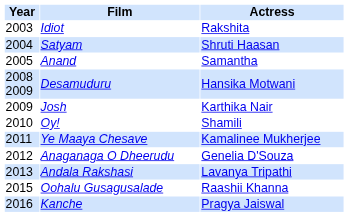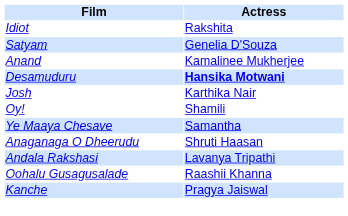- column: (22, 12)
(240, 44) Shruti Haasan -> (231, 44) Genelia D'Souza
(229, 61) Samantha -> (244, 61) Kamalinee Mukherjee
(248, 84) normal -> (235, 77) bold
(261, 139) Kamalinee Mukherjee -> (213, 125) Samantha
(247, 155) Genelia D'Souza -> (224, 141) Shruti Haasan
